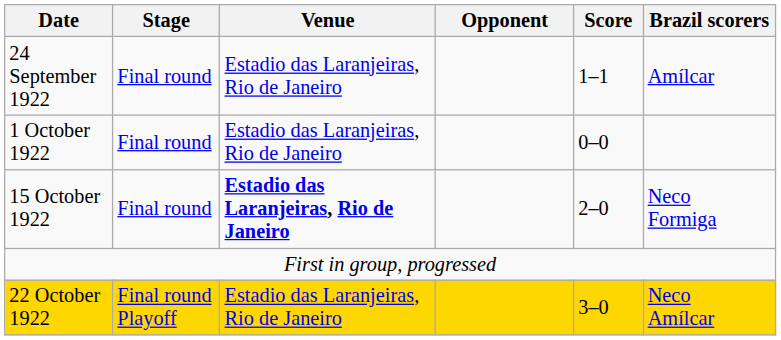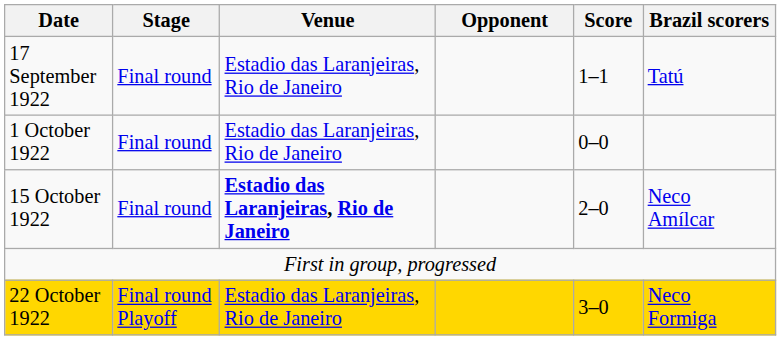+ row: (53, 75)
- row: (53, 75)
(682, 208) Neco Formiga -> (681, 208) Neco Amílcar
(681, 307) Neco Amílcar -> (682, 307) Neco Formiga
